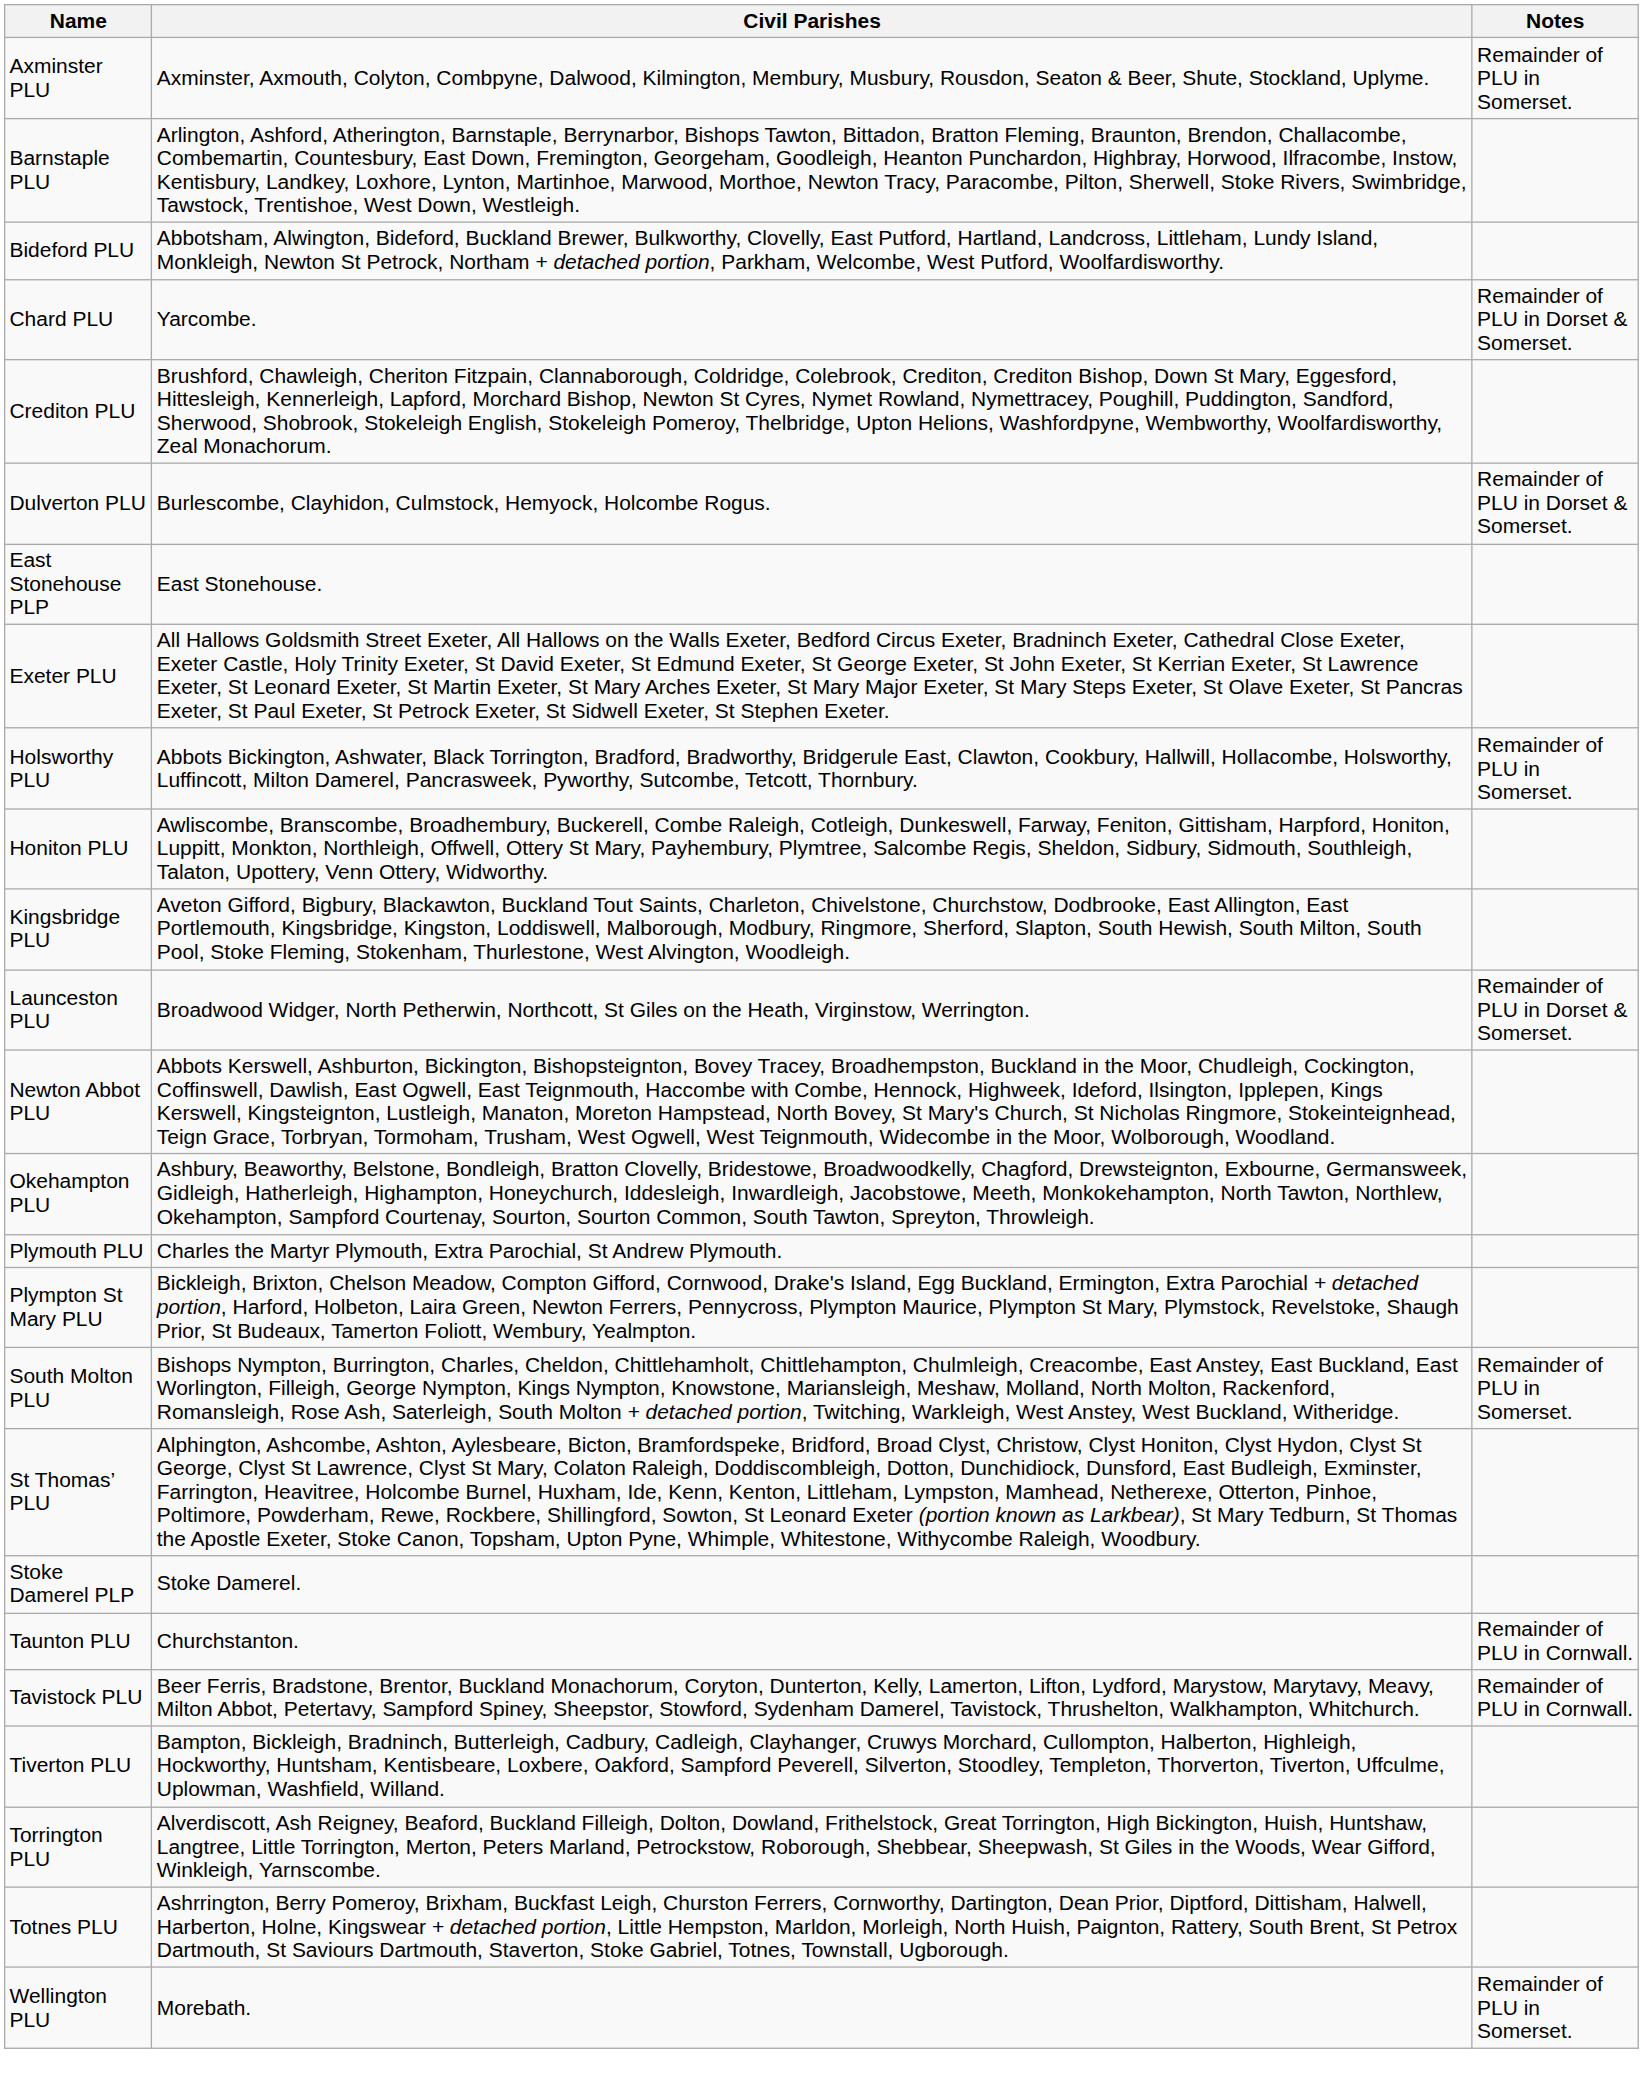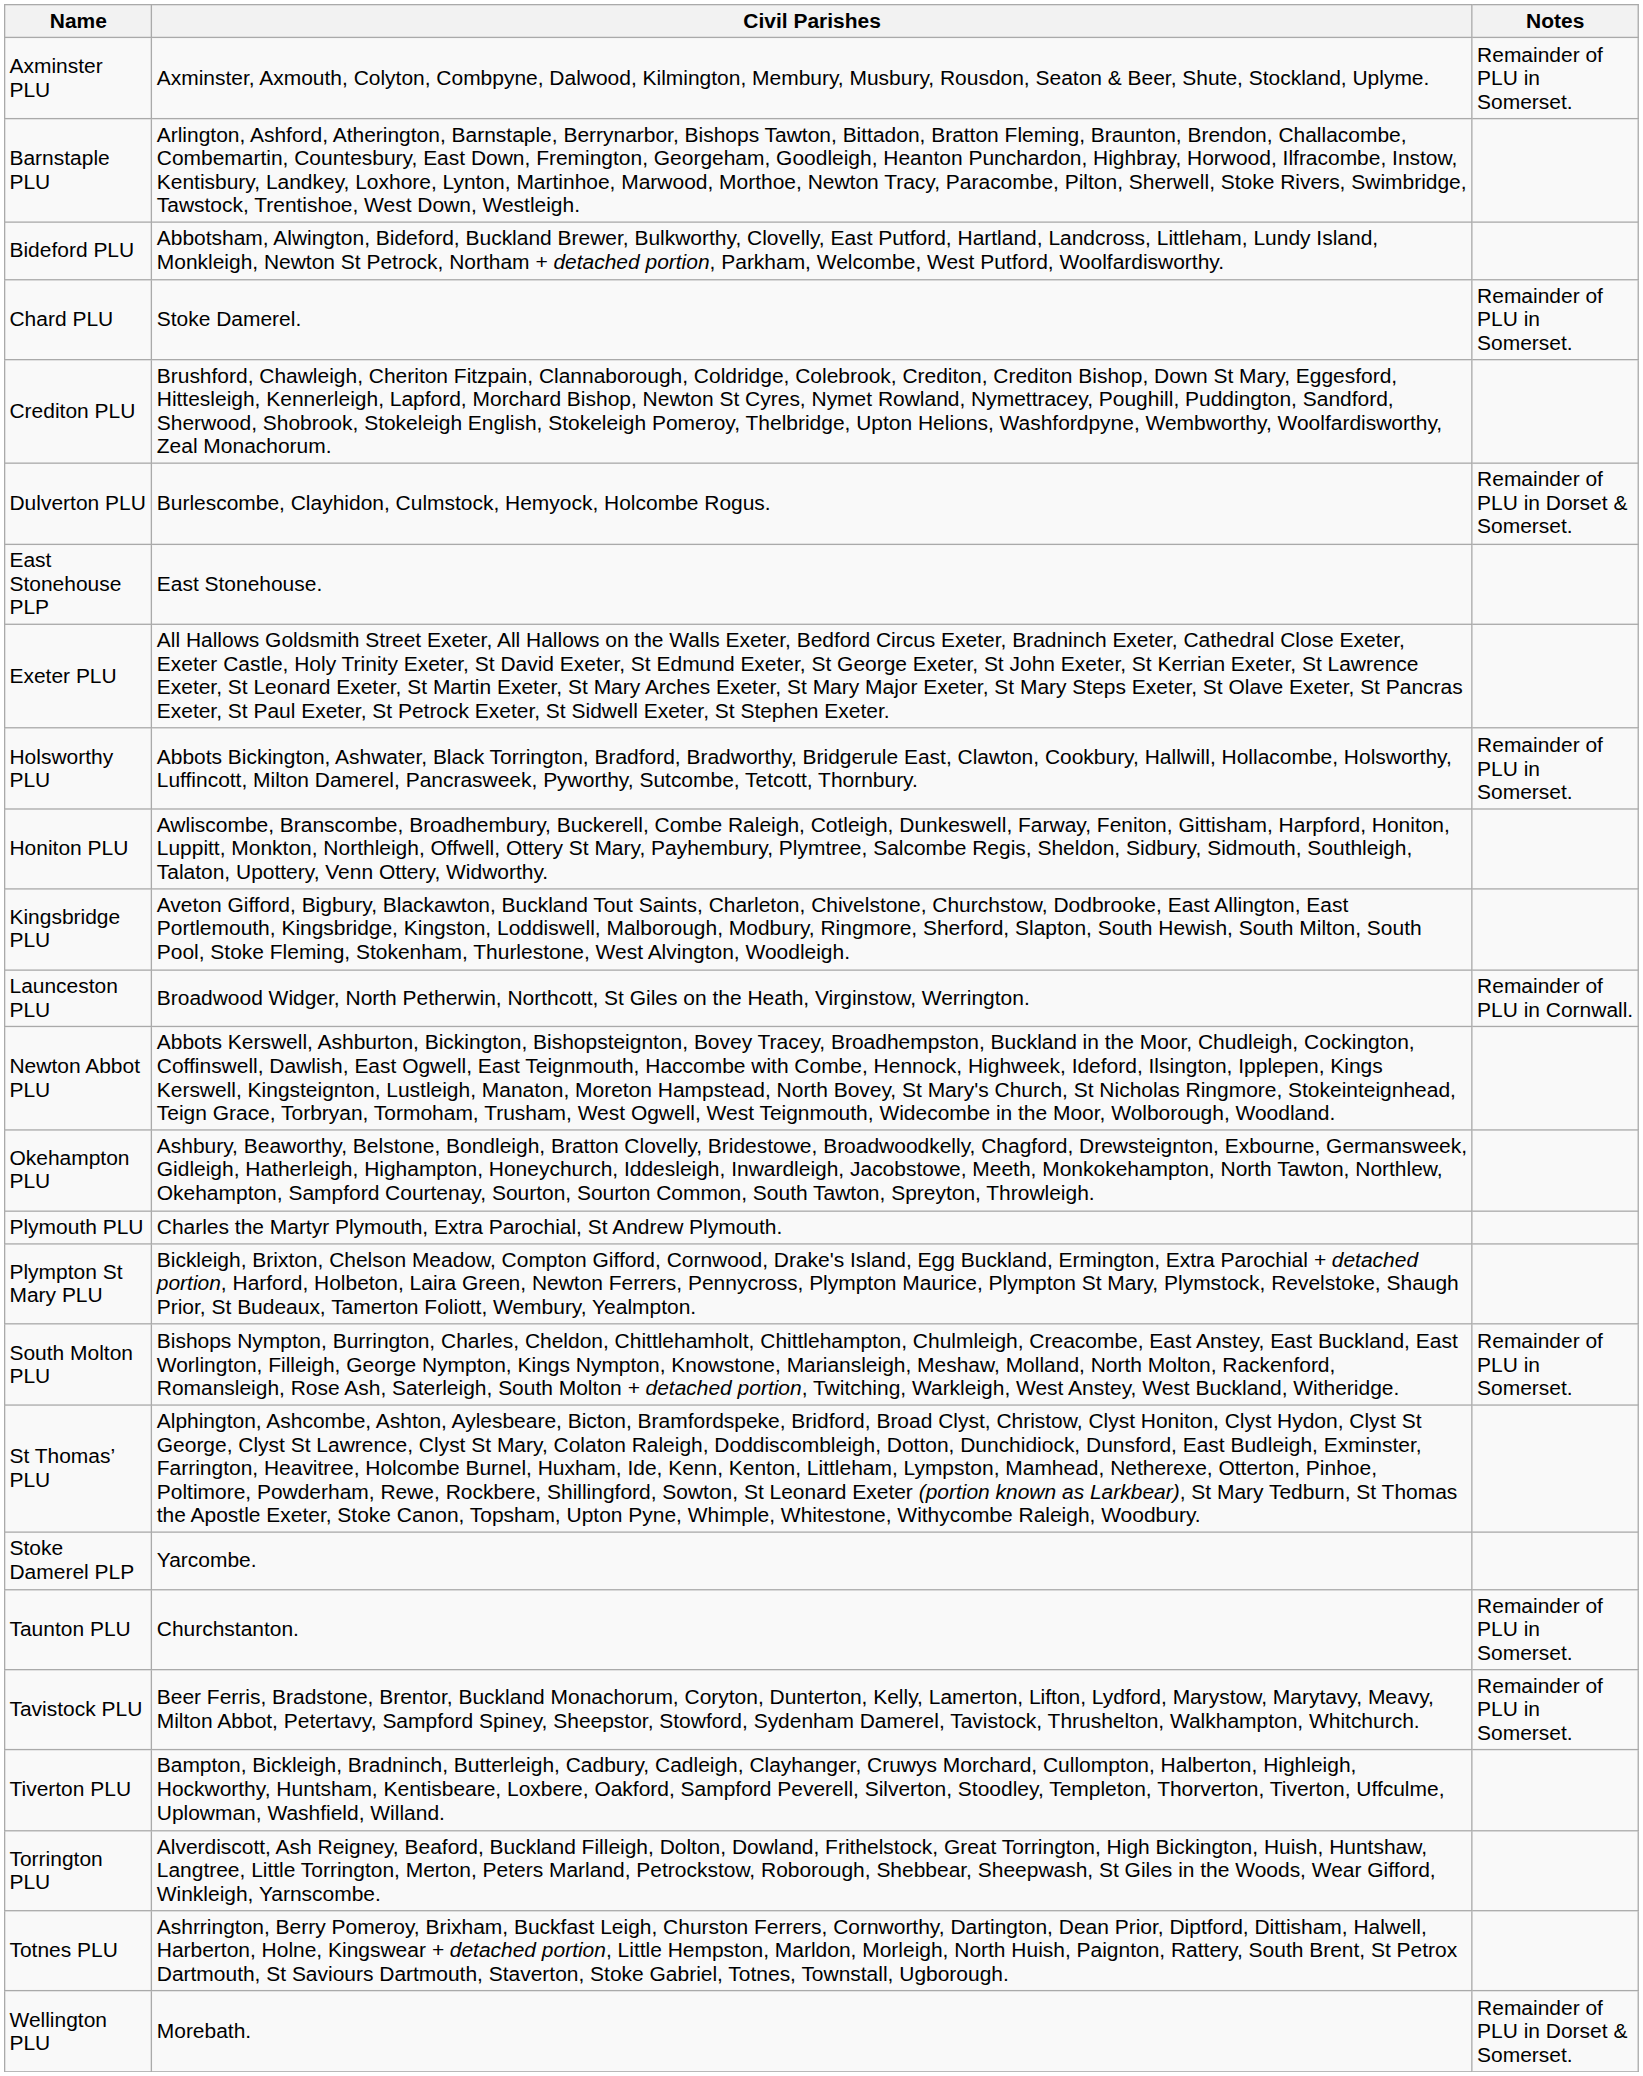(207, 319) Yarcombe. -> (229, 319) Stoke Damerel.
(1552, 319) Remainder of PLU in Dorset & Somerset. -> (1540, 319) Remainder of PLU in Somerset.
(1552, 1009) Remainder of PLU in Dorset & Somerset. -> (1555, 997) Remainder of PLU in Cornwall.
(229, 1584) Stoke Damerel. -> (207, 1560) Yarcombe.
(1555, 1640) Remainder of PLU in Cornwall. -> (1540, 1629) Remainder of PLU in Somerset.
(1555, 1697) Remainder of PLU in Cornwall. -> (1540, 1709) Remainder of PLU in Somerset.
(1540, 2007) Remainder of PLU in Somerset. -> (1552, 2031) Remainder of PLU in Dorset & Somerset.
